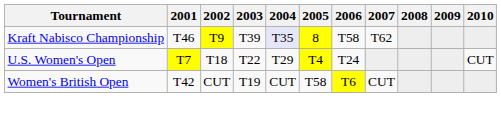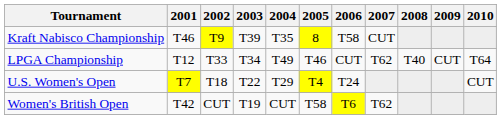(283, 37) lavender background -> (283, 37) no background
(381, 37) T62 -> (381, 37) CUT
+ row: (65, 59)
(381, 81) CUT -> (381, 103) T62
